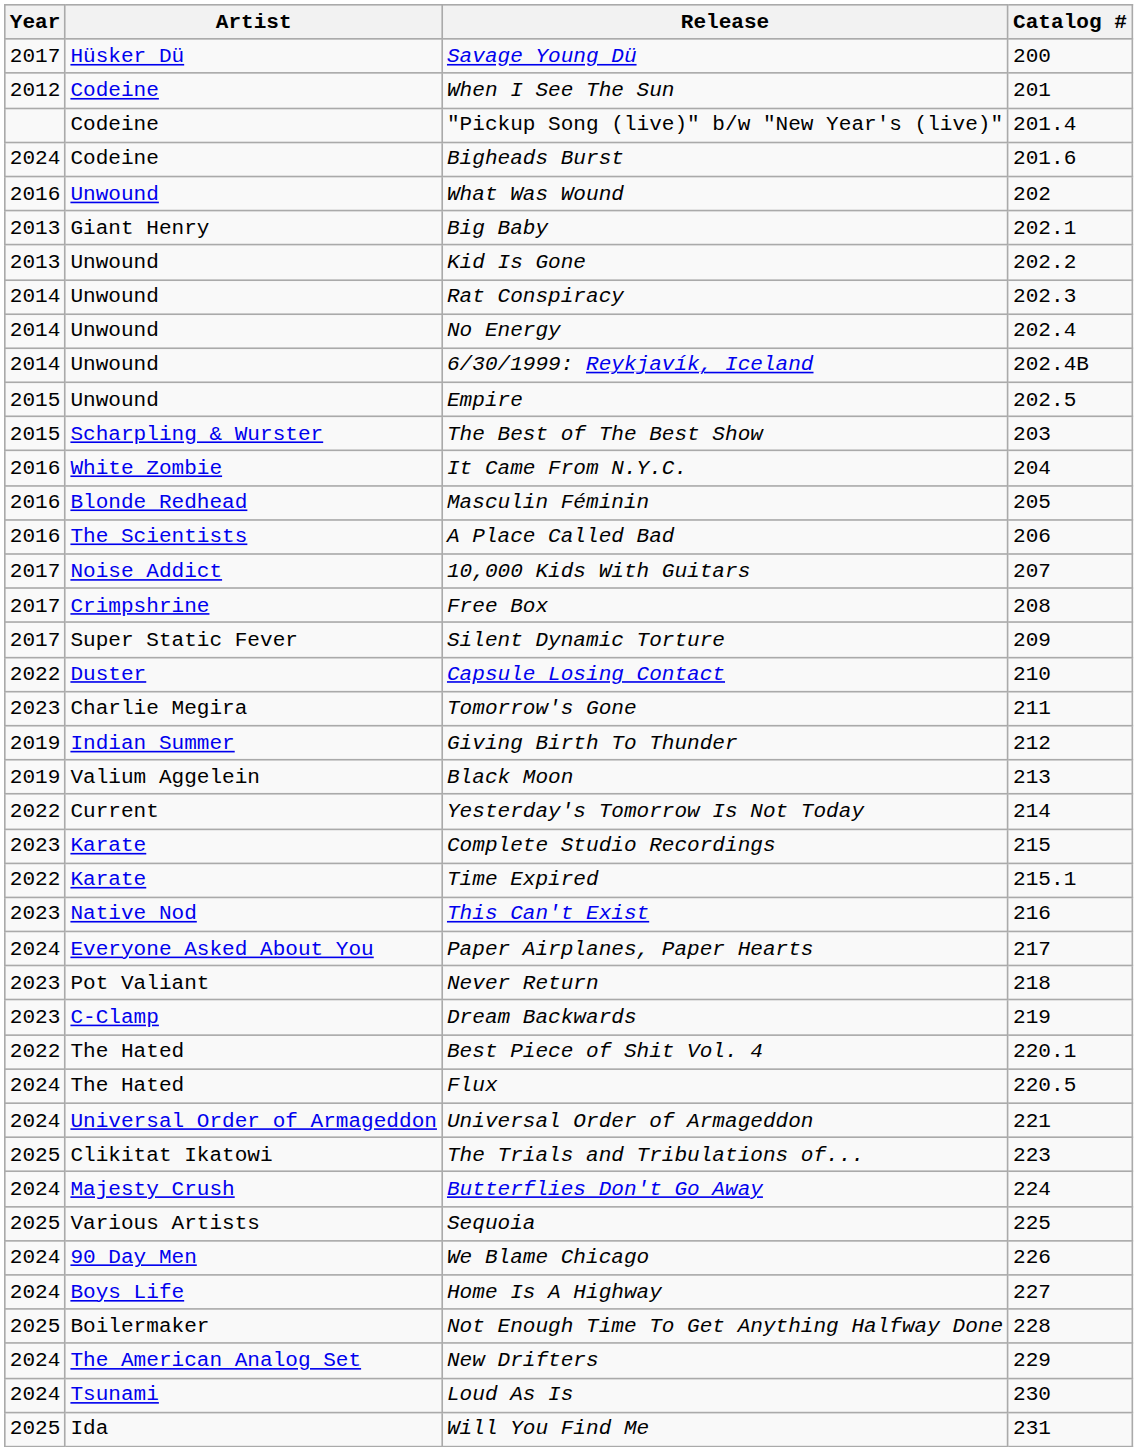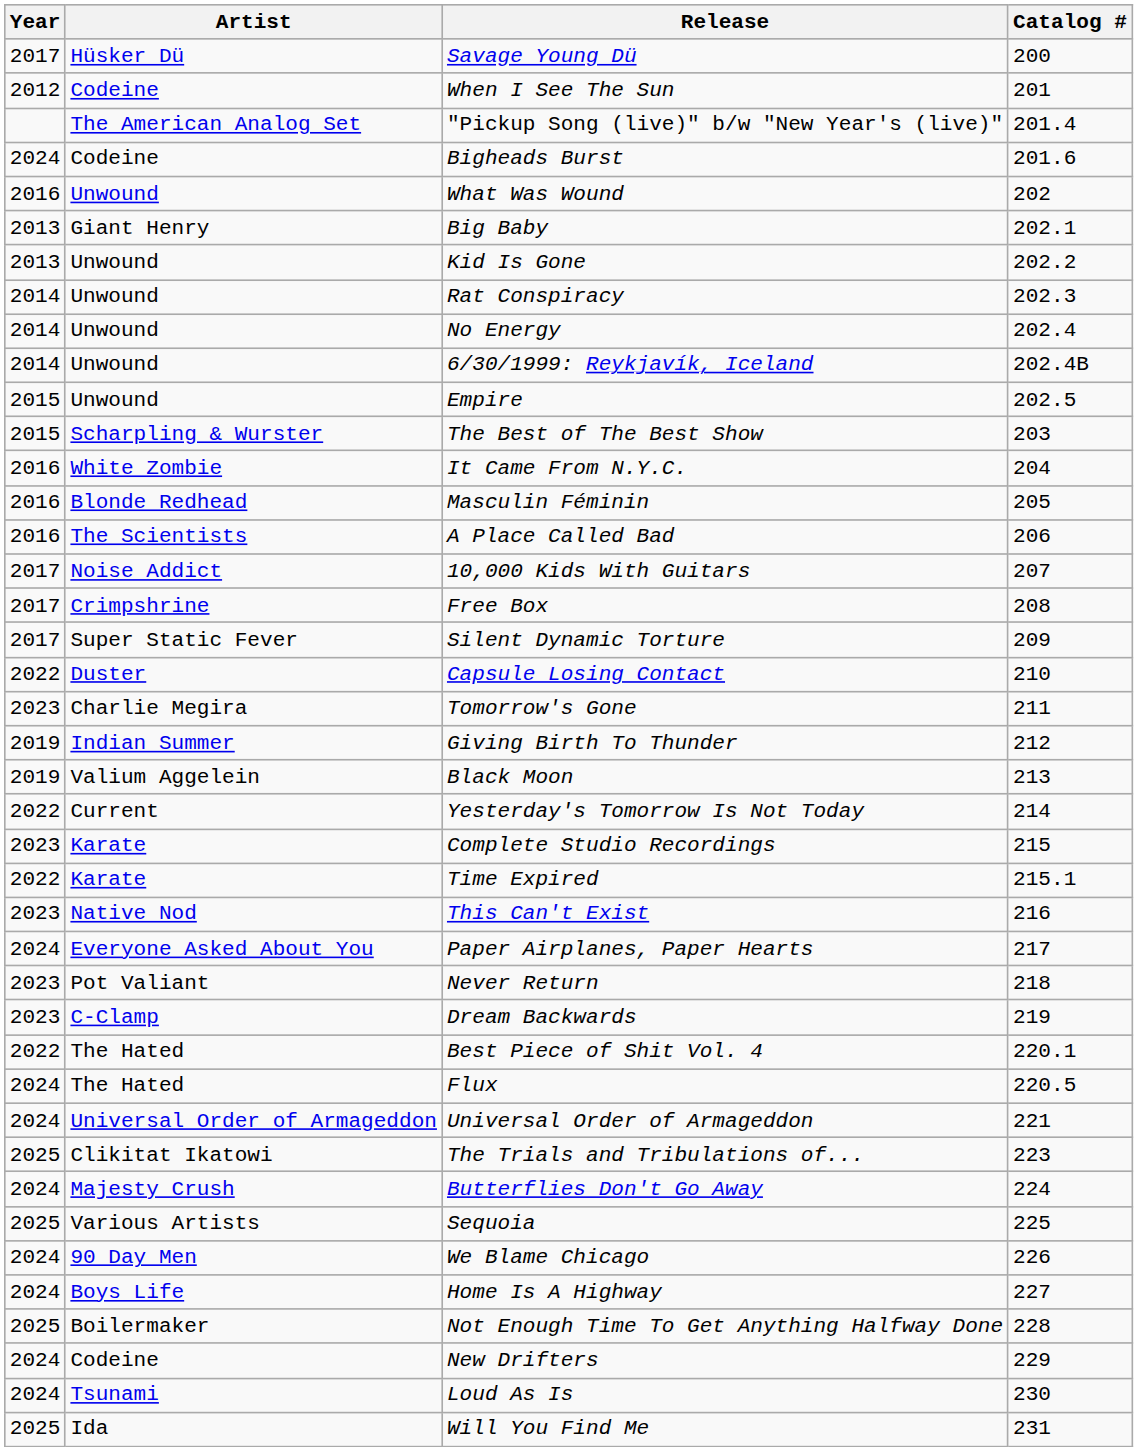(115, 125) Codeine -> (216, 125) The American Analog Set
(216, 1361) The American Analog Set -> (115, 1361) Codeine
